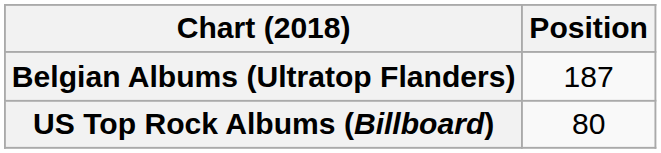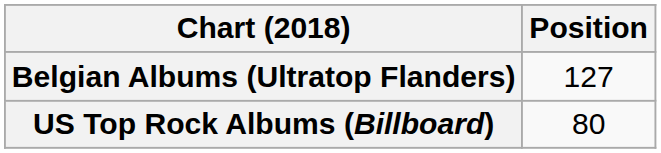(589, 76) 187 -> (589, 76) 127
